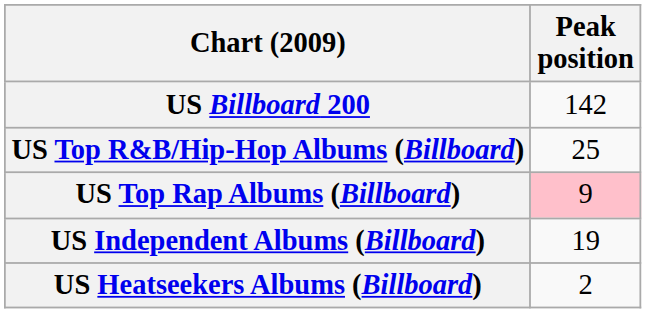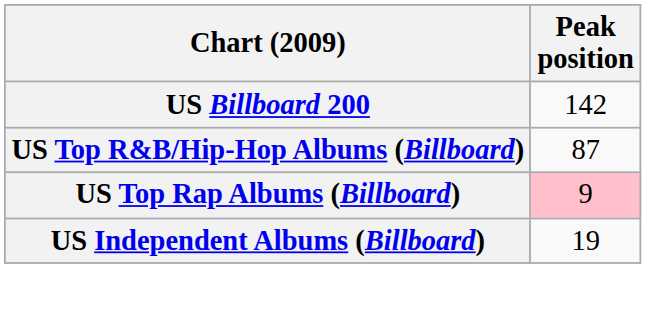(586, 149) 25 -> (586, 149) 87
- row: (268, 284)
